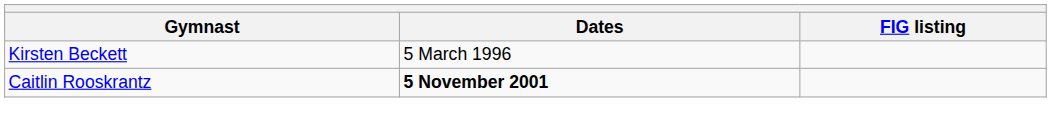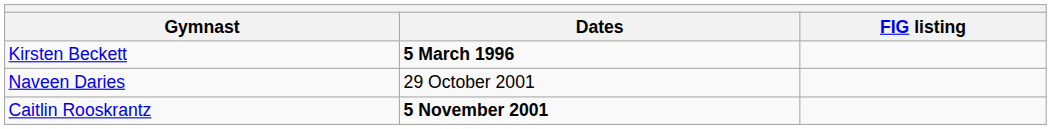(457, 54) normal -> (459, 54) bold
+ row: (67, 82)
